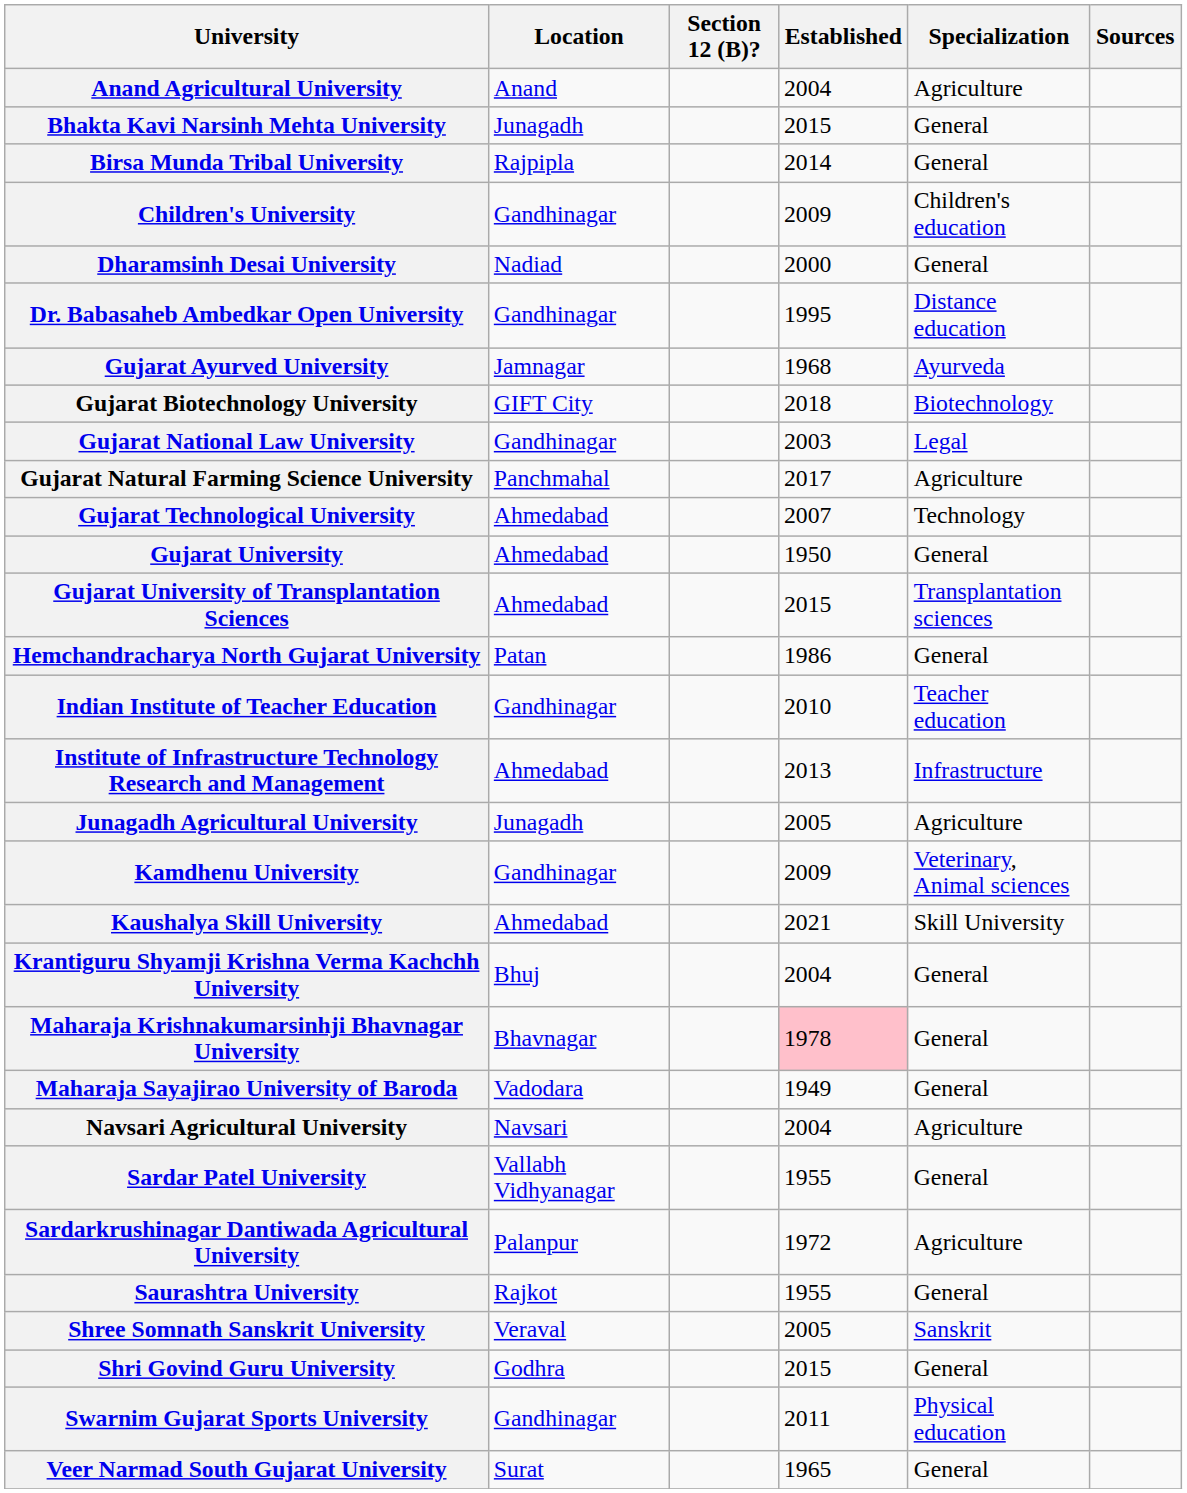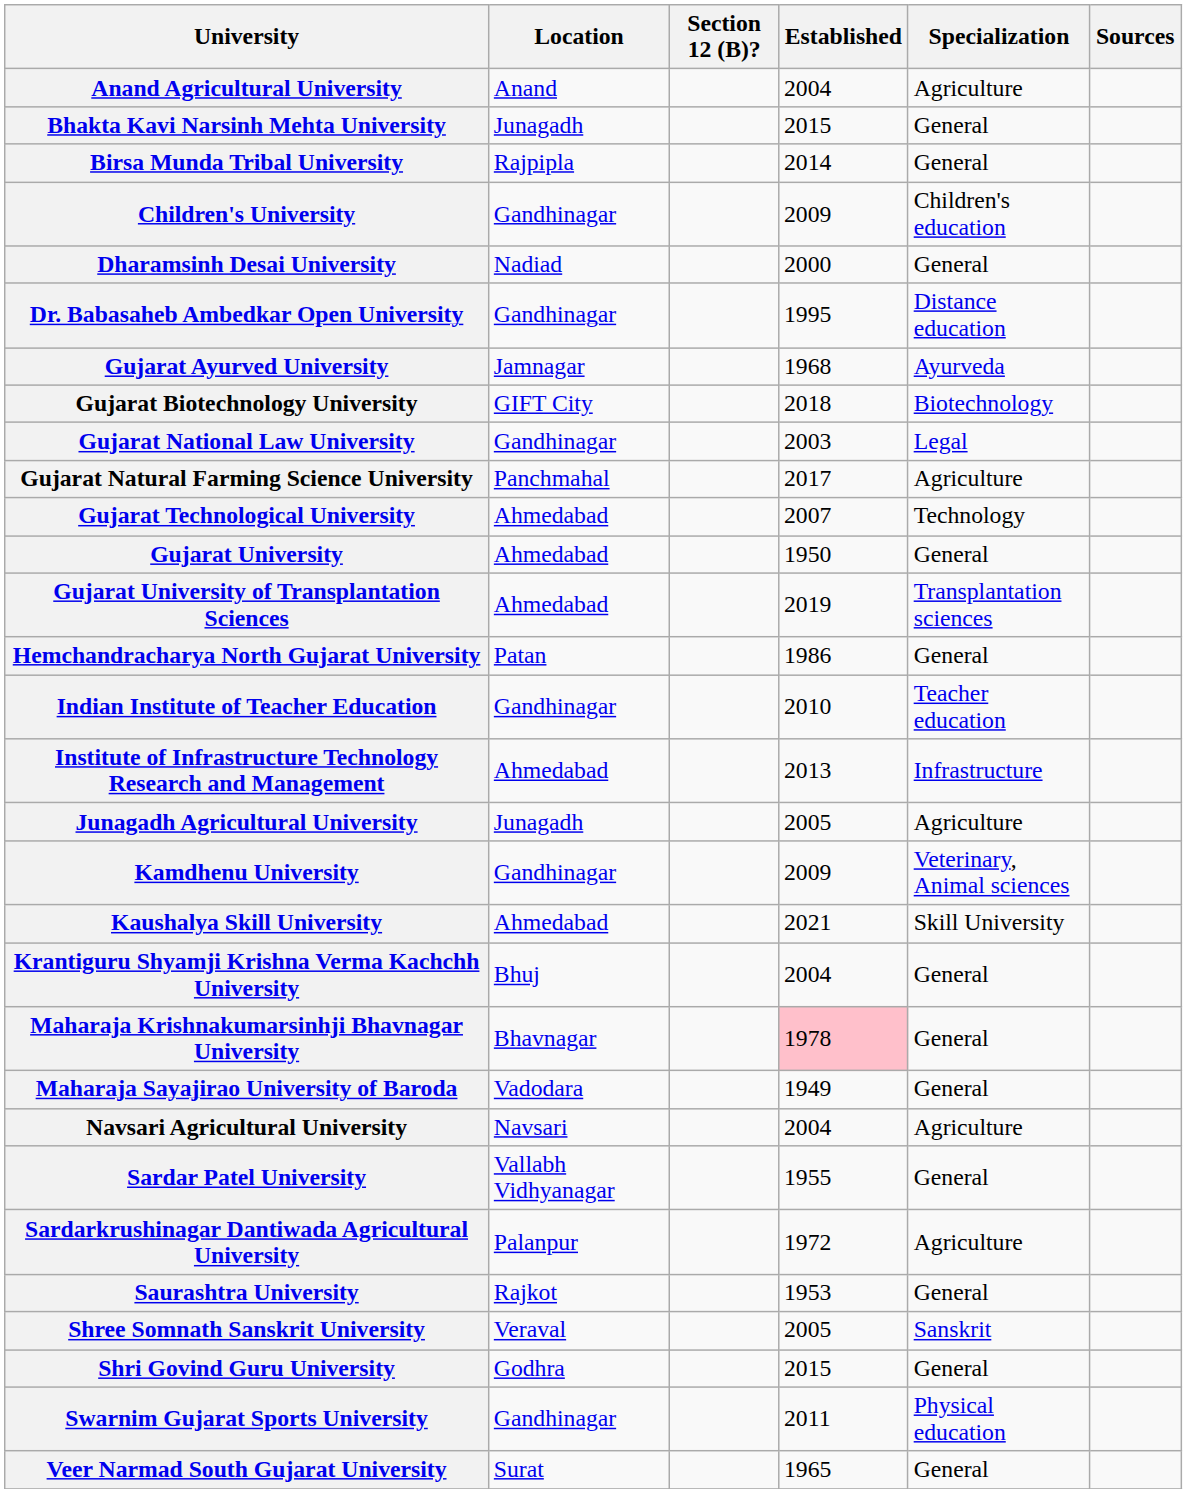(808, 604) 2015 -> (808, 604) 2019
(808, 1292) 1955 -> (808, 1292) 1953
